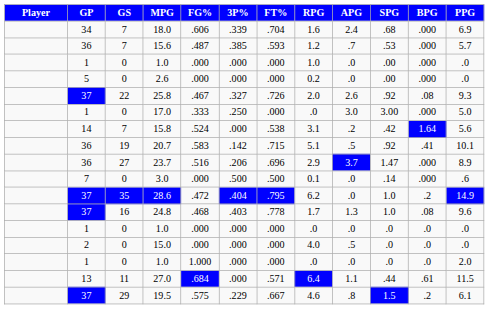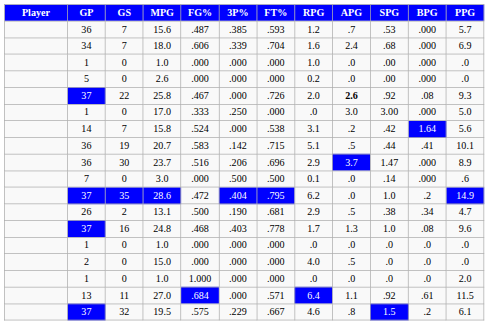rows swapped: (86, 46) <-> (86, 29)
(238, 96) .327 -> (238, 96) .000
(351, 96) normal -> (351, 96) bold
(389, 146) .92 -> (389, 146) .44
(124, 162) 27 -> (124, 162) 30
+ row: (86, 212)
(389, 279) .44 -> (389, 295) .92
(124, 295) 29 -> (124, 312) 32
